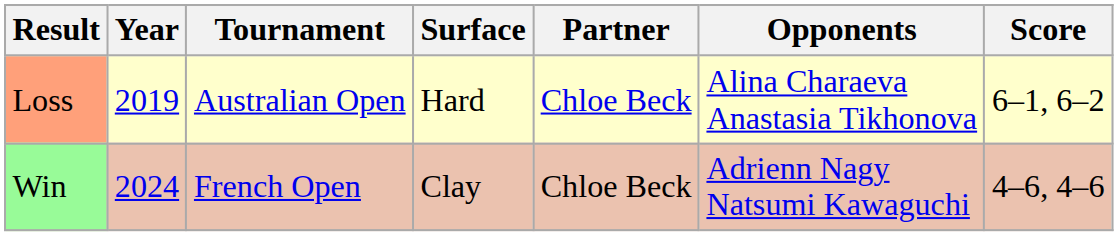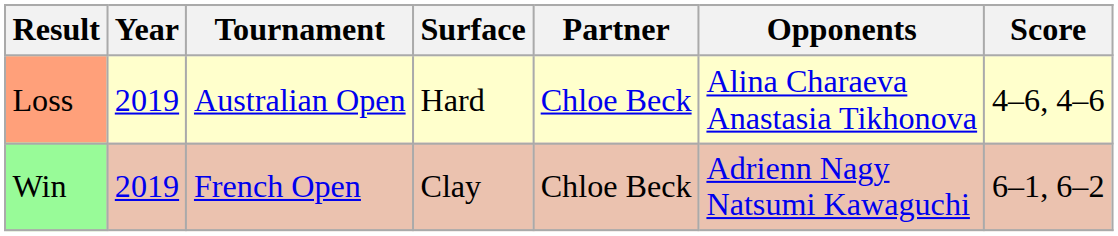(1048, 99) 6–1, 6–2 -> (1048, 99) 4–6, 4–6
(147, 186) 2024 -> (147, 186) 2019
(1048, 186) 4–6, 4–6 -> (1048, 186) 6–1, 6–2
